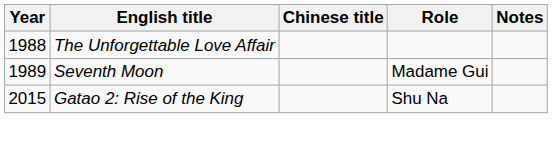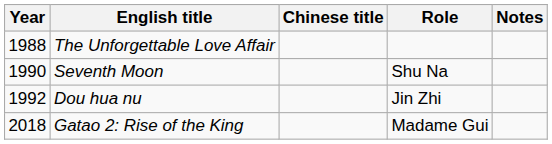(27, 71) 1989 -> (27, 71) 1990
(440, 71) Madame Gui -> (420, 71) Shu Na
+ row: (98, 98)
(27, 98) 2015 -> (27, 125) 2018
(420, 98) Shu Na -> (440, 125) Madame Gui
